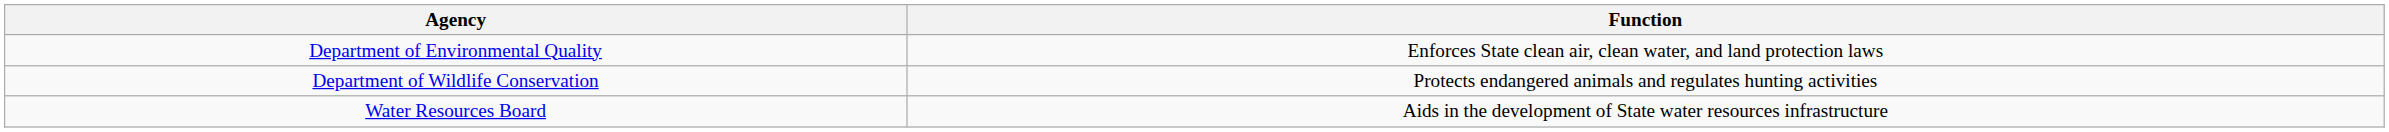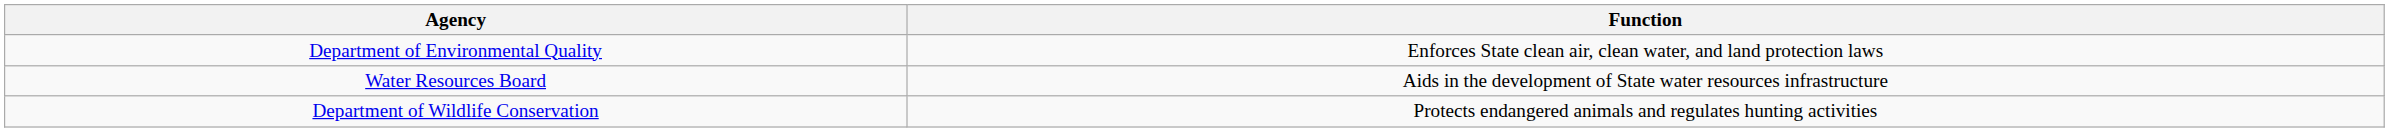rows swapped: (456, 80) <-> (456, 111)
